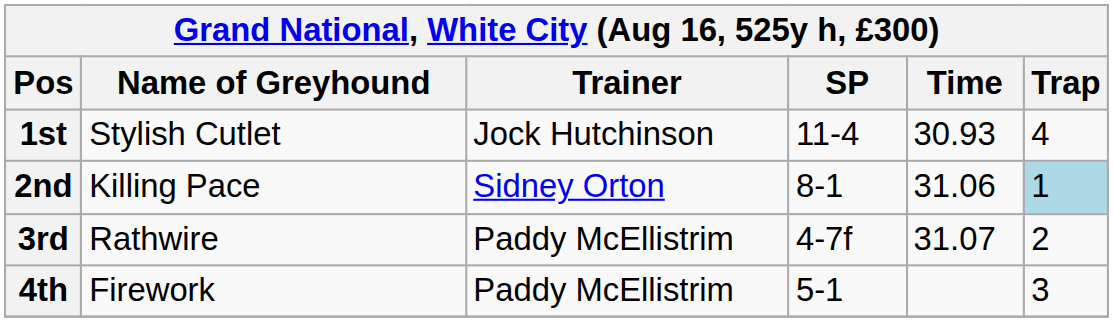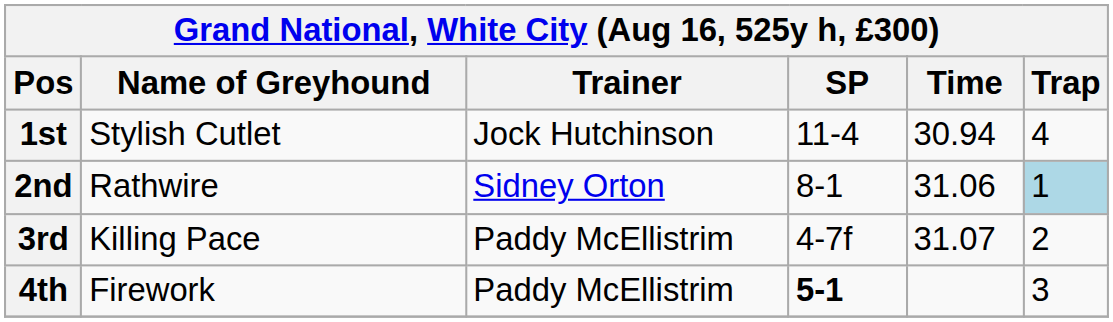(955, 134) 30.93 -> (955, 134) 30.94
(175, 186) Killing Pace -> (154, 186) Rathwire
(154, 238) Rathwire -> (175, 238) Killing Pace
(820, 290) normal -> (820, 290) bold
